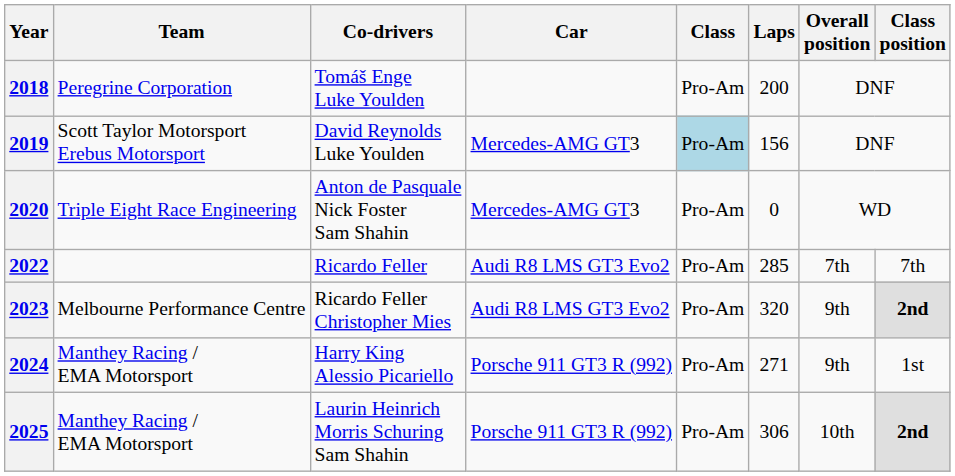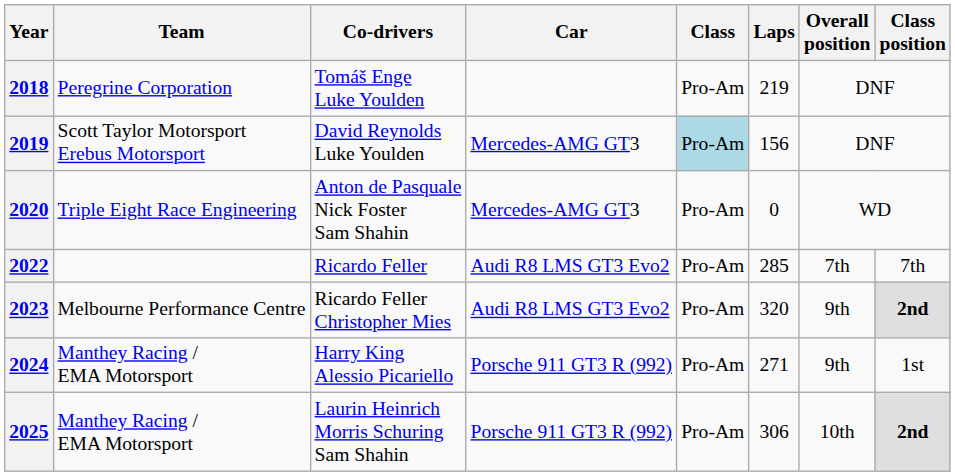(774, 88) 200 -> (774, 88) 219
